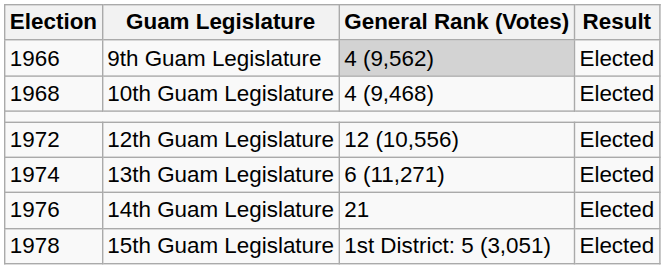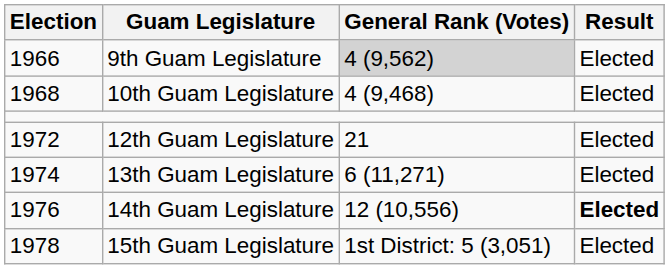(402, 139) 12 (10,556) -> (357, 139) 21
(357, 210) 21 -> (402, 210) 12 (10,556)
(617, 210) normal -> (619, 210) bold
